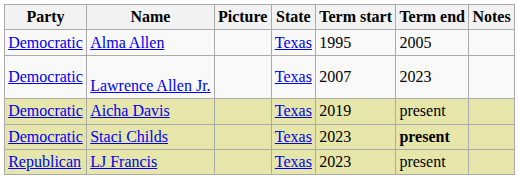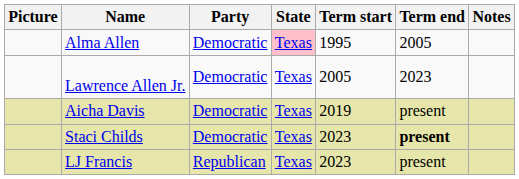columns swapped: (243, 17) <-> (45, 17)
(293, 42) no background -> (293, 42) pink background
(335, 76) 2007 -> (335, 76) 2005
